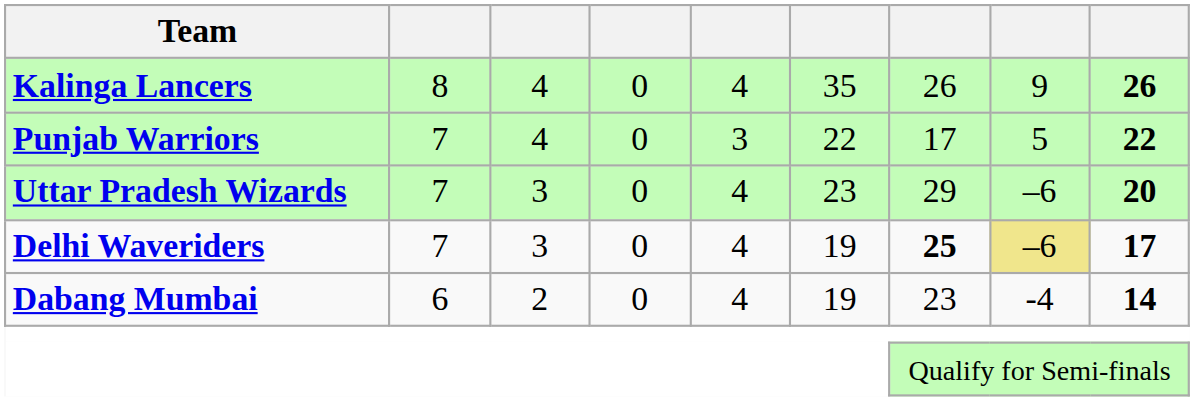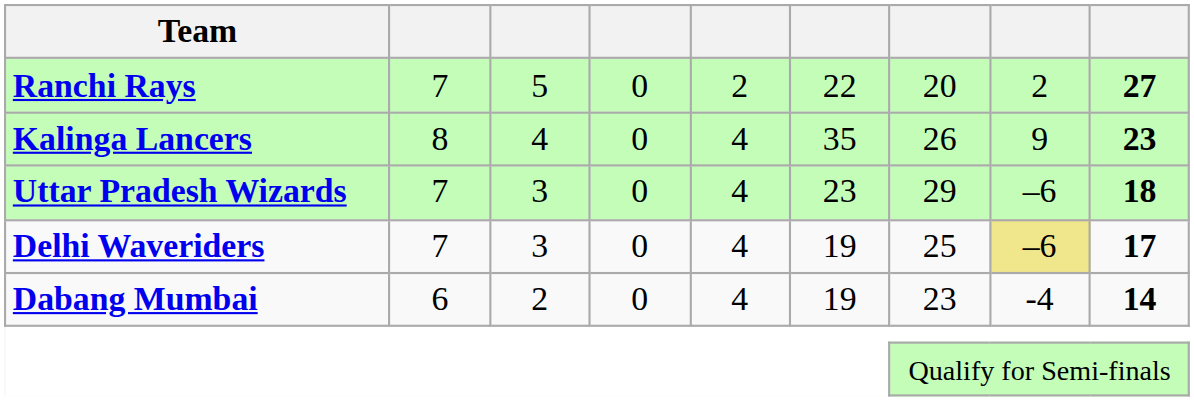+ row: (104, 84)
(1140, 84) 26 -> (1140, 138) 23
- row: (136, 138)
(1140, 191) 20 -> (1140, 191) 18
(940, 245) bold -> (940, 245) normal
